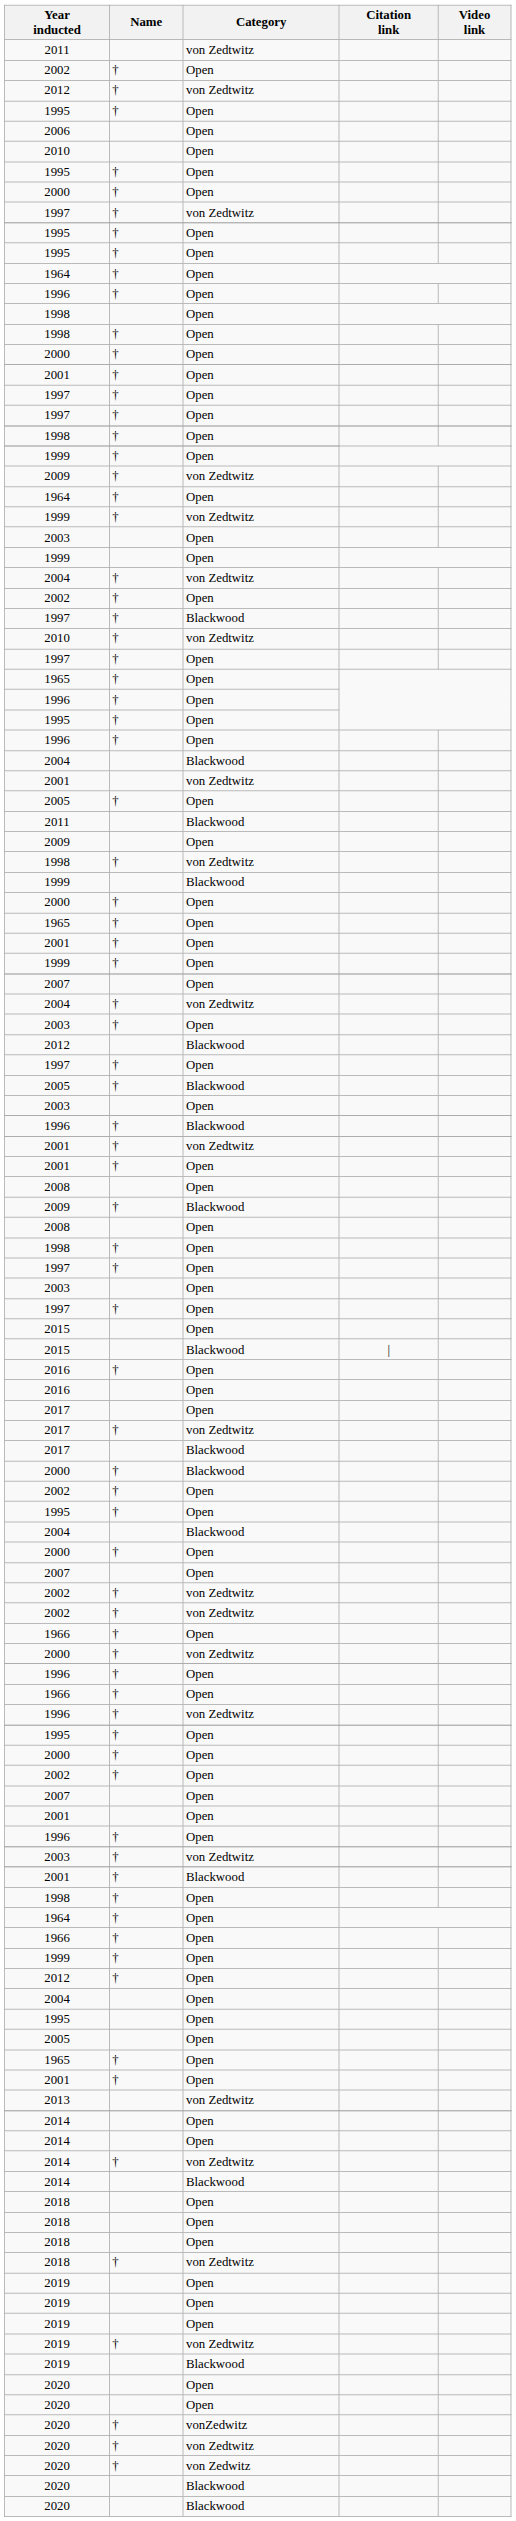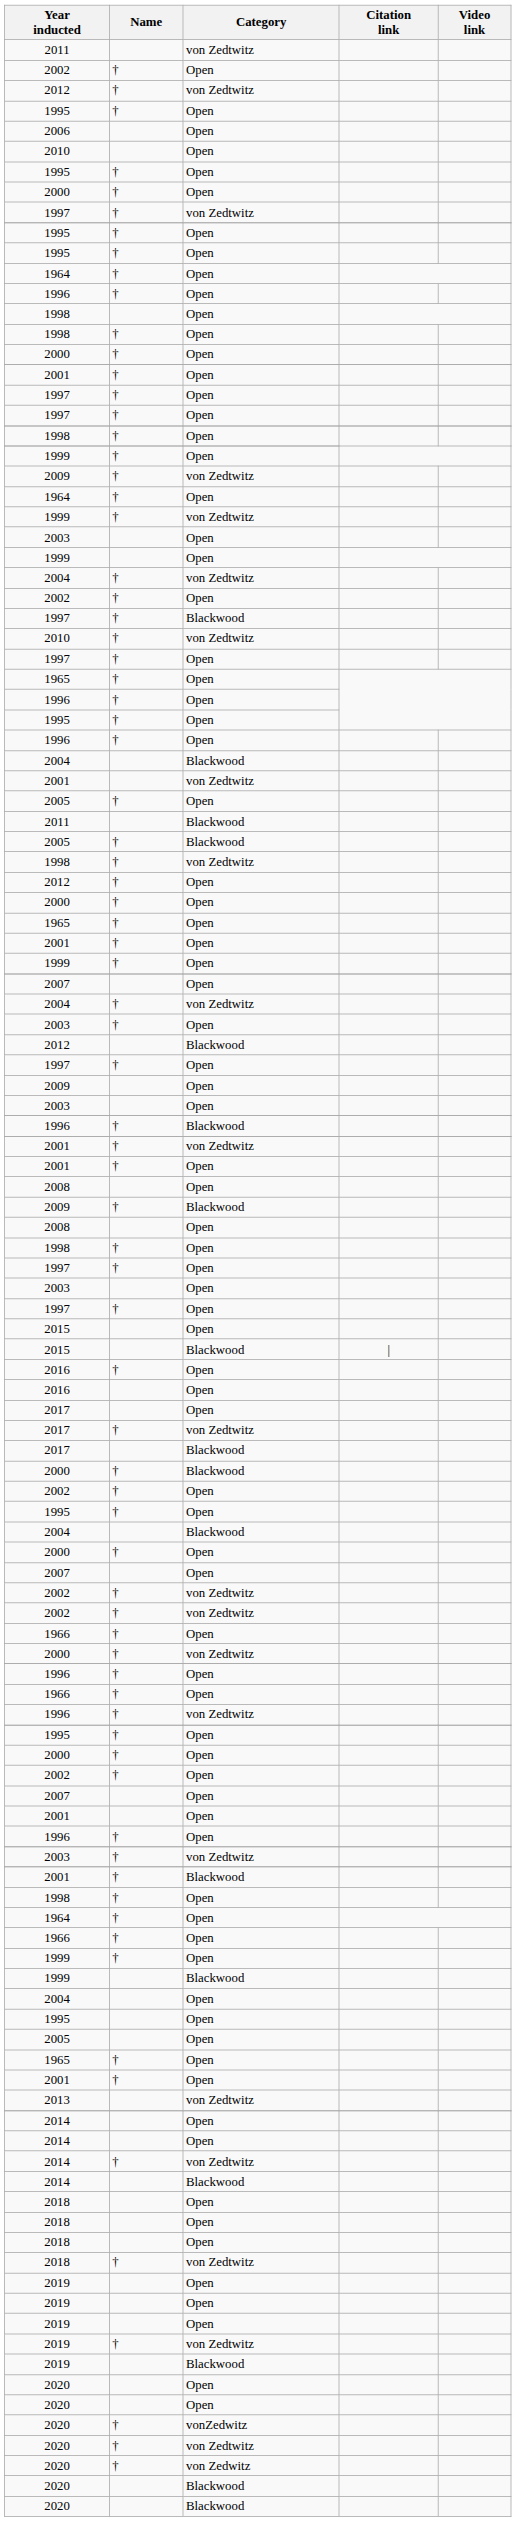rows swapped: (57, 841) <-> (57, 1085)
rows swapped: (57, 1978) <-> (57, 882)
